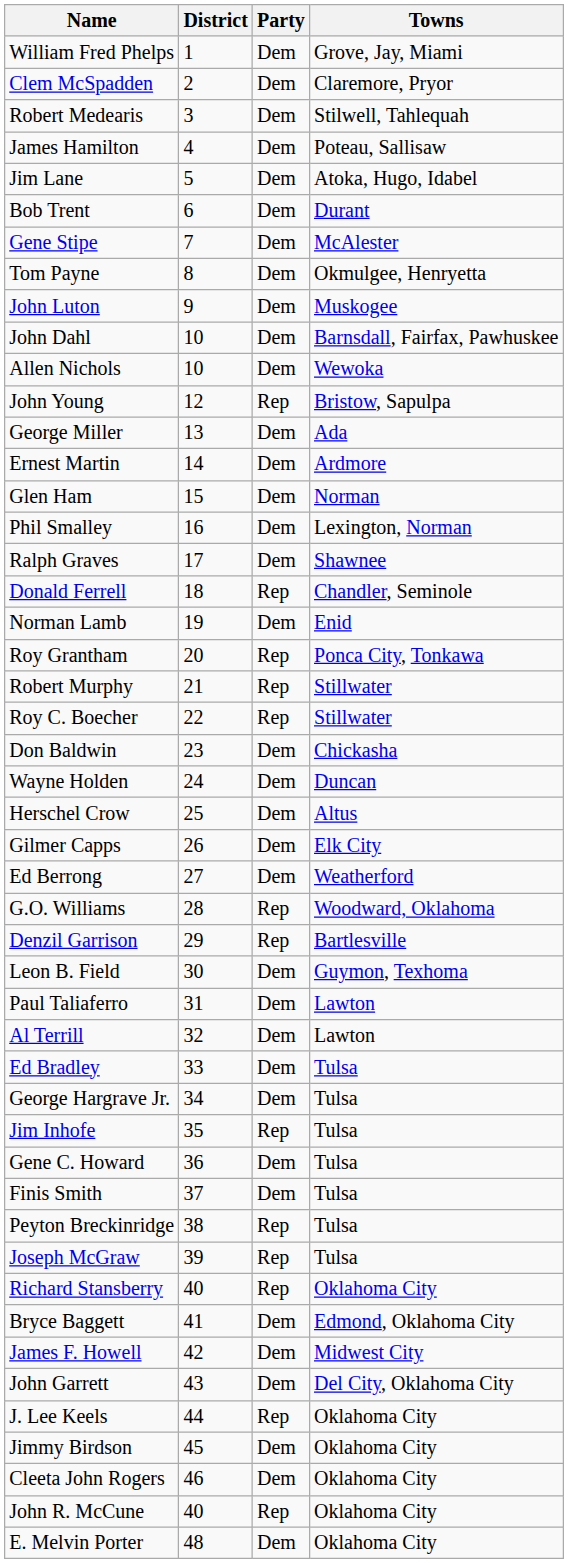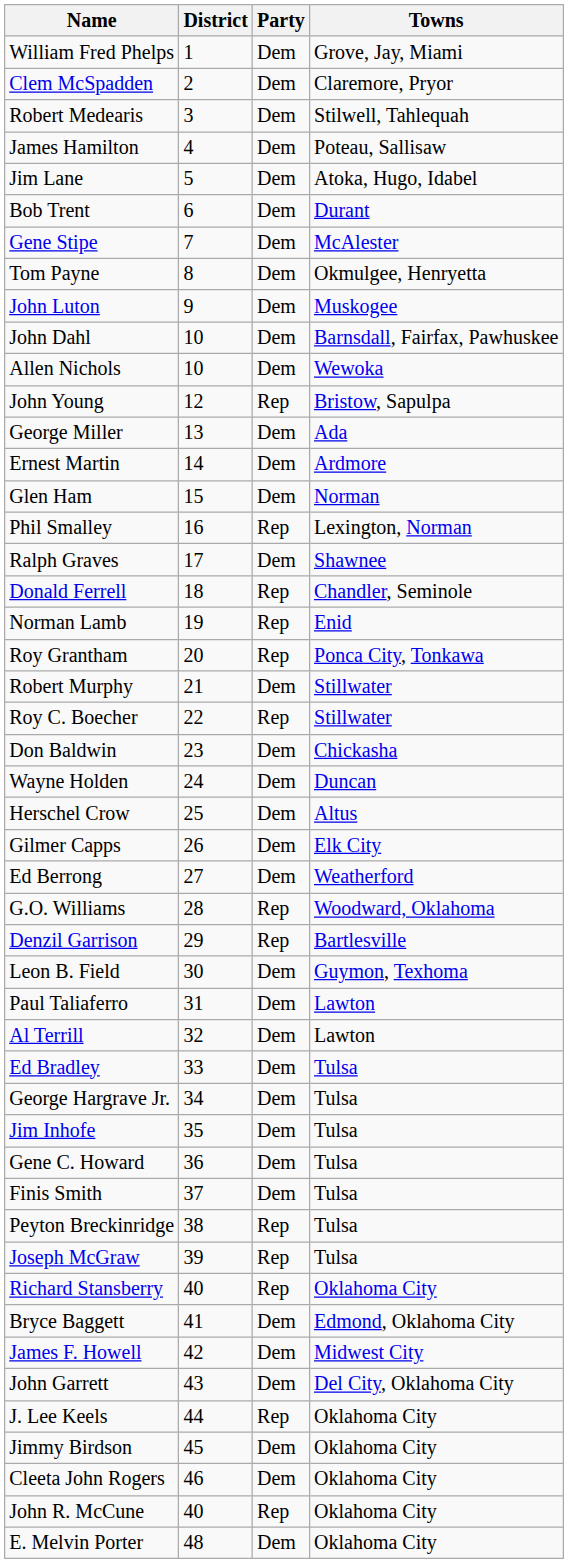(276, 527) Dem -> (273, 527) Rep
(276, 623) Dem -> (273, 623) Rep
(273, 686) Rep -> (276, 686) Dem
(273, 1130) Rep -> (276, 1130) Dem
